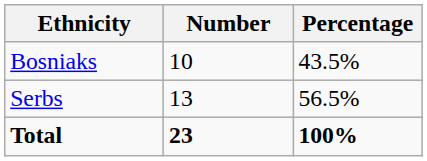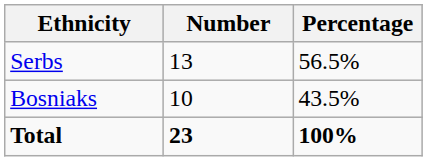rows swapped: (37, 98) <-> (54, 60)
